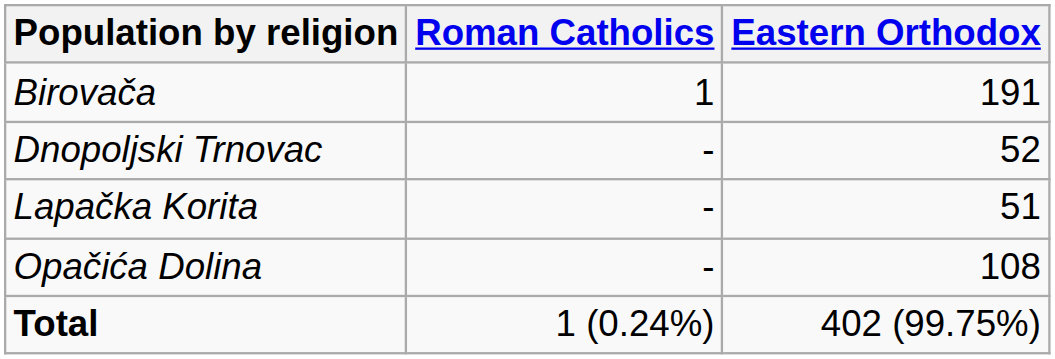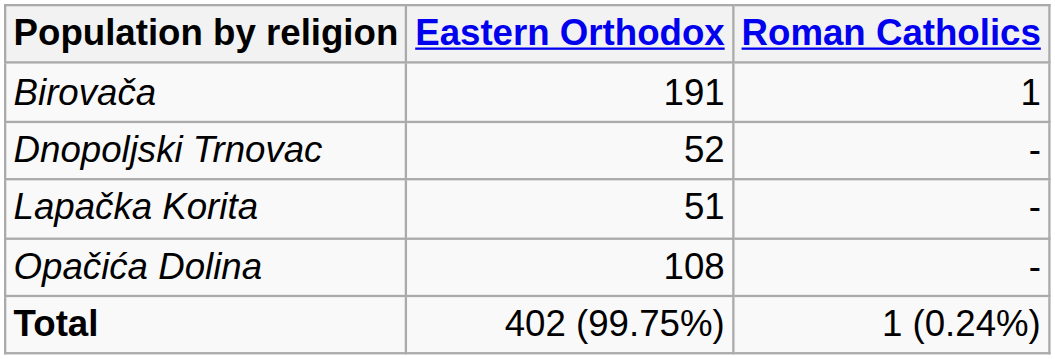columns swapped: (886, 33) <-> (565, 33)
